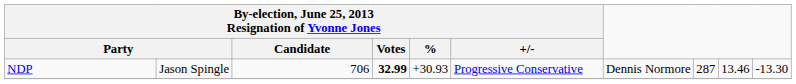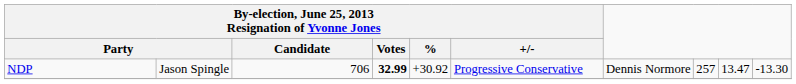(430, 68) +30.93 -> (430, 68) +30.92
(706, 68) 287 -> (706, 68) 257
(735, 68) 13.46 -> (735, 68) 13.47
